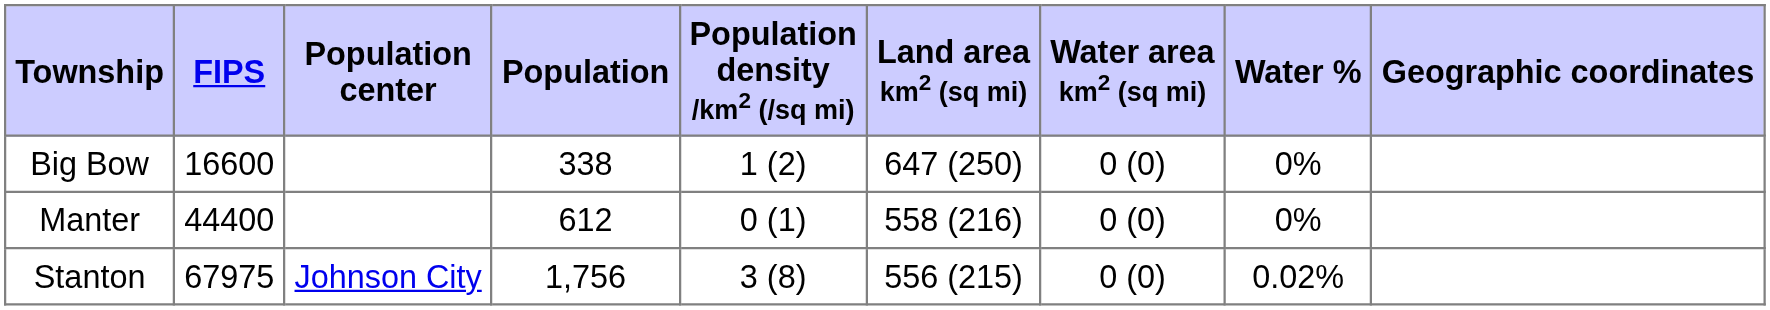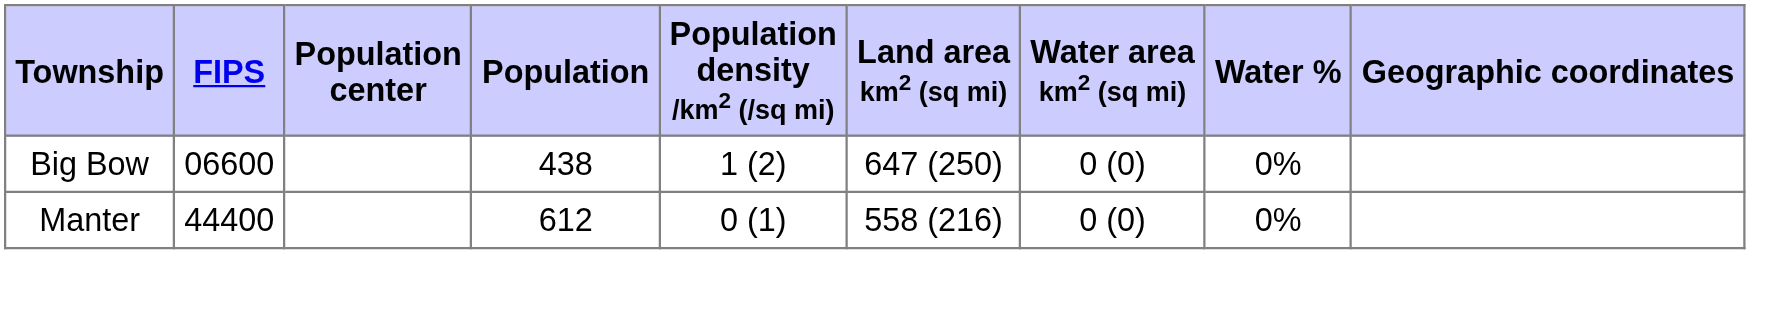(229, 164) 16600 -> (229, 164) 06600
(586, 164) 338 -> (566, 164) 438
- row: (90, 276)
